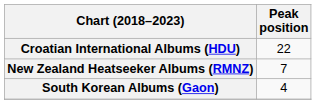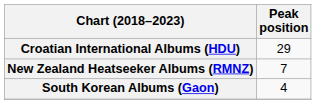(284, 48) 22 -> (284, 48) 29
